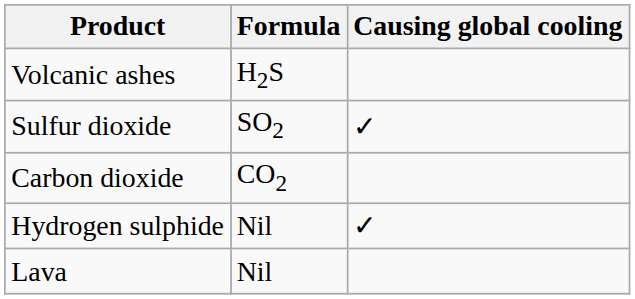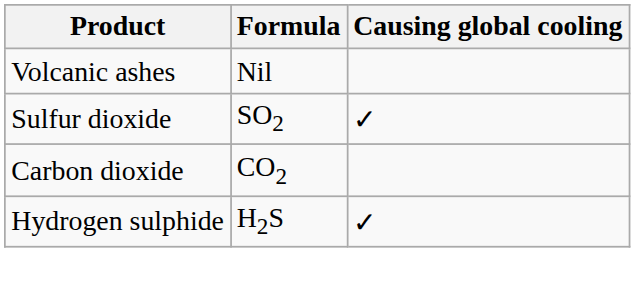(260, 74) H2S -> (255, 70) Nil
(255, 225) Nil -> (260, 221) H2S
- row: (39, 270)
